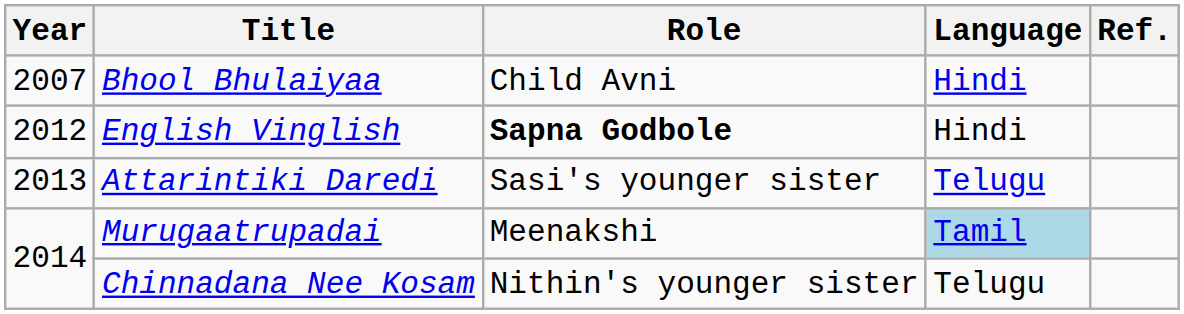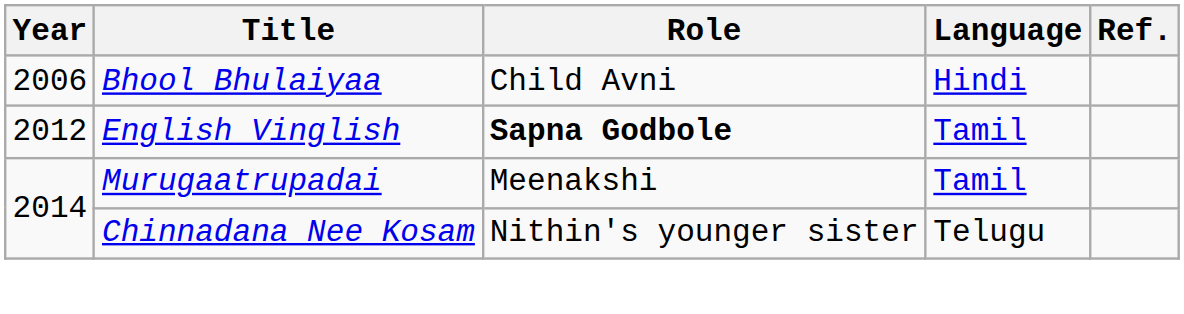(50, 81) 2007 -> (50, 81) 2006
(980, 132) Hindi -> (980, 132) Tamil
- row: (270, 182)
(980, 233) lightblue background -> (980, 182) no background
